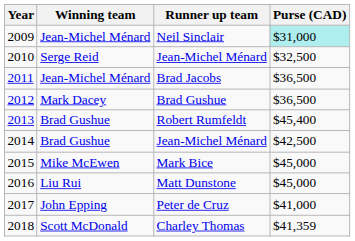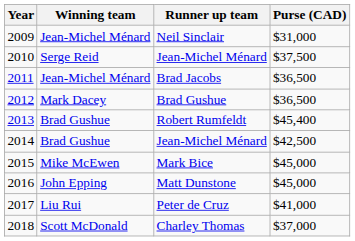(294, 36) paleturquoise background -> (294, 36) no background
(294, 57) $32,500 -> (294, 57) $37,500
(61, 183) Liu Rui -> (74, 183) John Epping
(74, 204) John Epping -> (61, 204) Liu Rui
(294, 225) $41,359 -> (294, 225) $37,000
